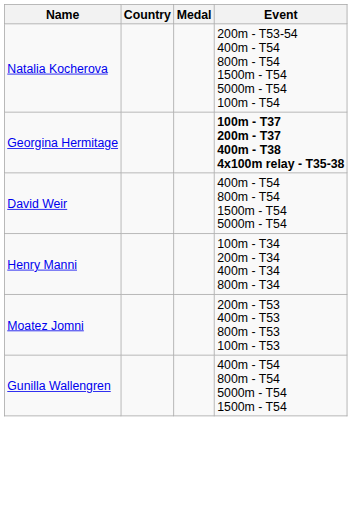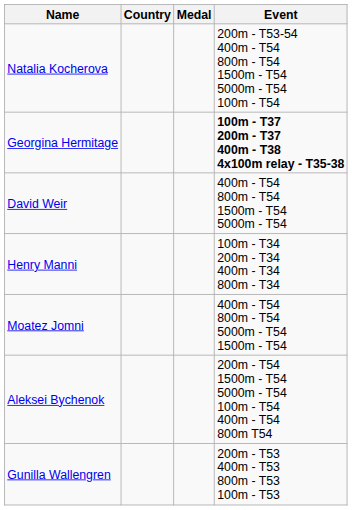(249, 325) 200m - T53 400m - T53 800m - T53 100m - T53 -> (252, 325) 400m - T54 800m - T54 5000m - T54 1500m - T54
+ row: (56, 400)
(252, 386) 400m - T54 800m - T54 5000m - T54 1500m - T54 -> (249, 474) 200m - T53 400m - T53 800m - T53 100m - T53
